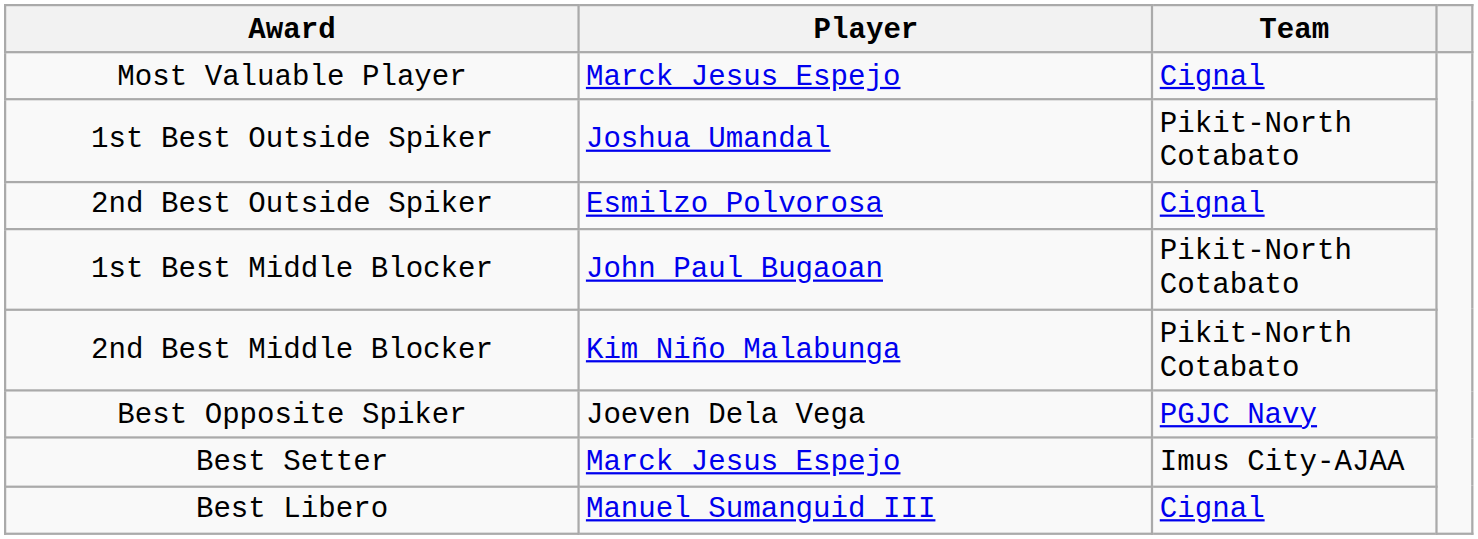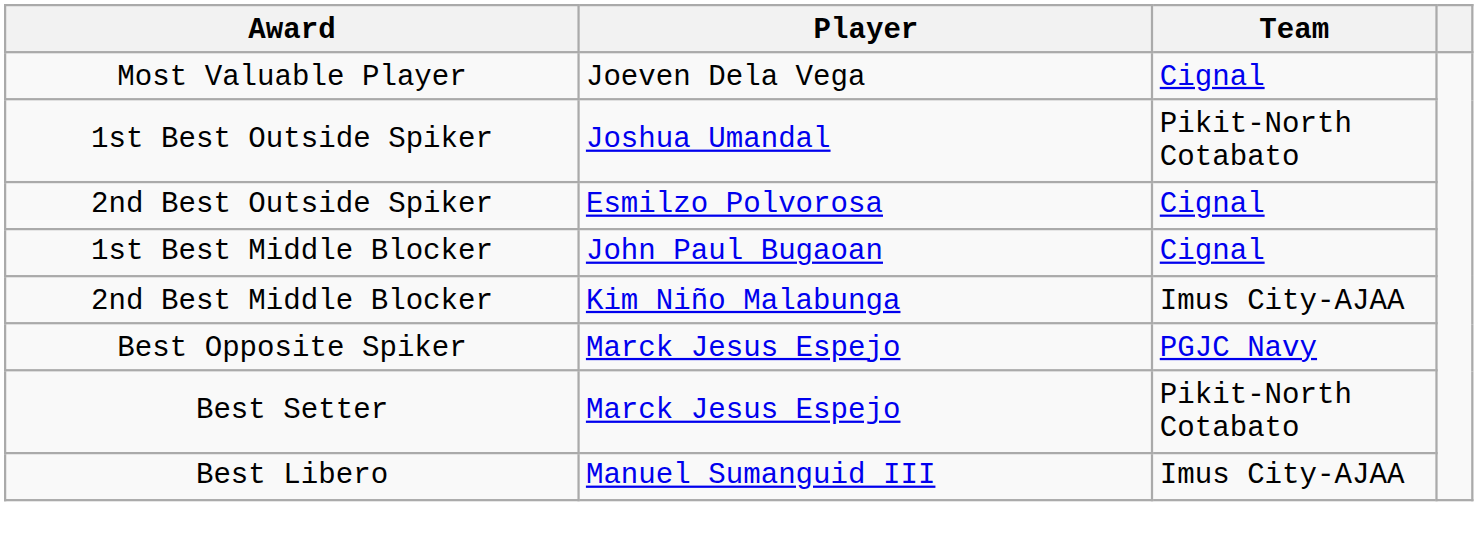(743, 76) Marck Jesus Espejo -> (726, 76) Joeven Dela Vega
(1256, 269) Pikit-North Cotabato -> (1212, 252) Cignal
(1256, 350) Pikit-North Cotabato -> (1282, 300) Imus City-AJAA
(726, 414) Joeven Dela Vega -> (743, 347) Marck Jesus Espejo
(1282, 462) Imus City-AJAA -> (1256, 411) Pikit-North Cotabato
(1212, 509) Cignal -> (1282, 476) Imus City-AJAA
